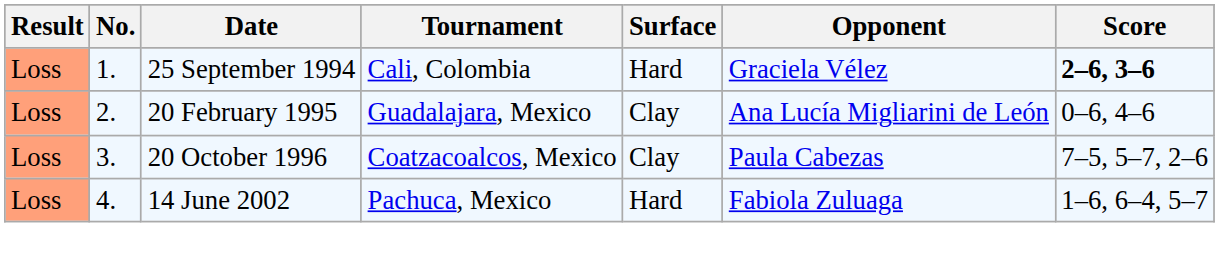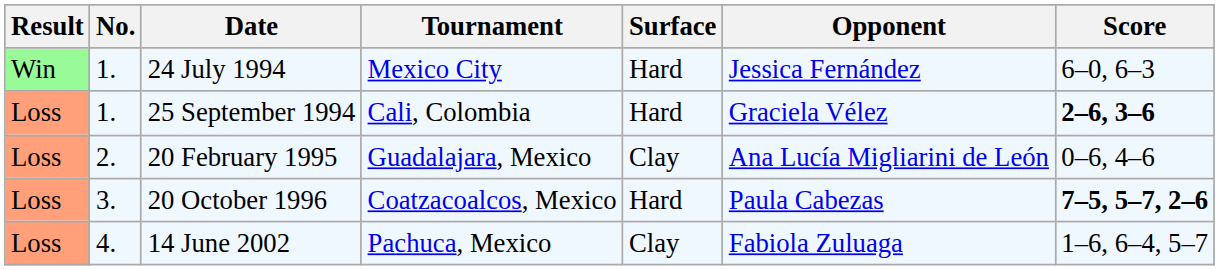+ row: (217, 68)
(654, 155) Clay -> (656, 198) Hard
(1135, 155) normal -> (1135, 198) bold
(656, 198) Hard -> (654, 242) Clay
